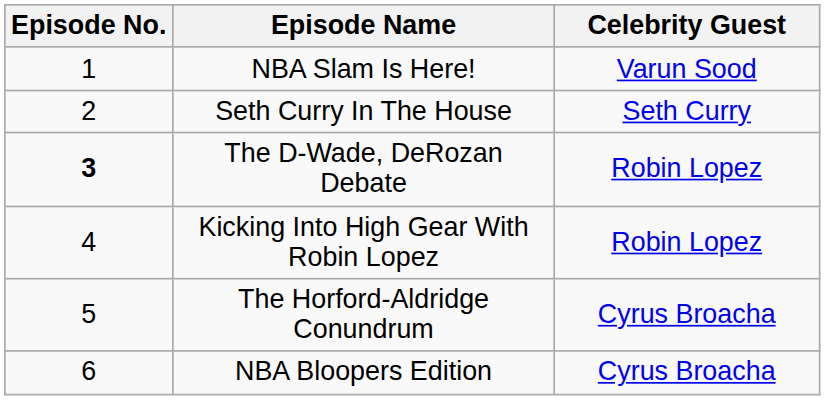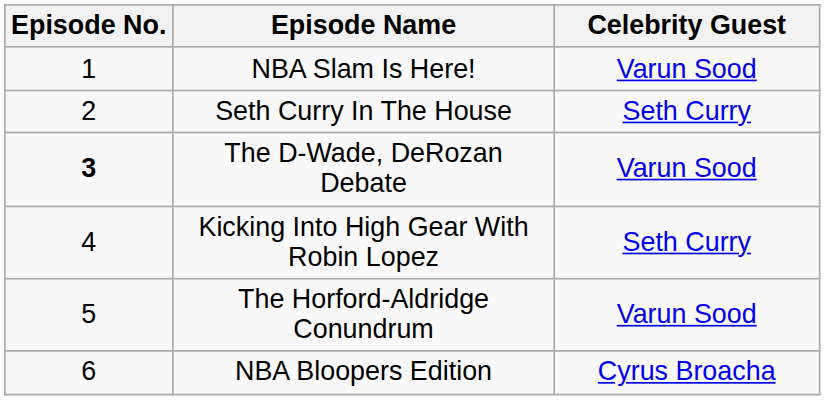(687, 168) Robin Lopez -> (687, 168) Varun Sood
(687, 241) Robin Lopez -> (687, 241) Seth Curry
(687, 314) Cyrus Broacha -> (687, 314) Varun Sood
